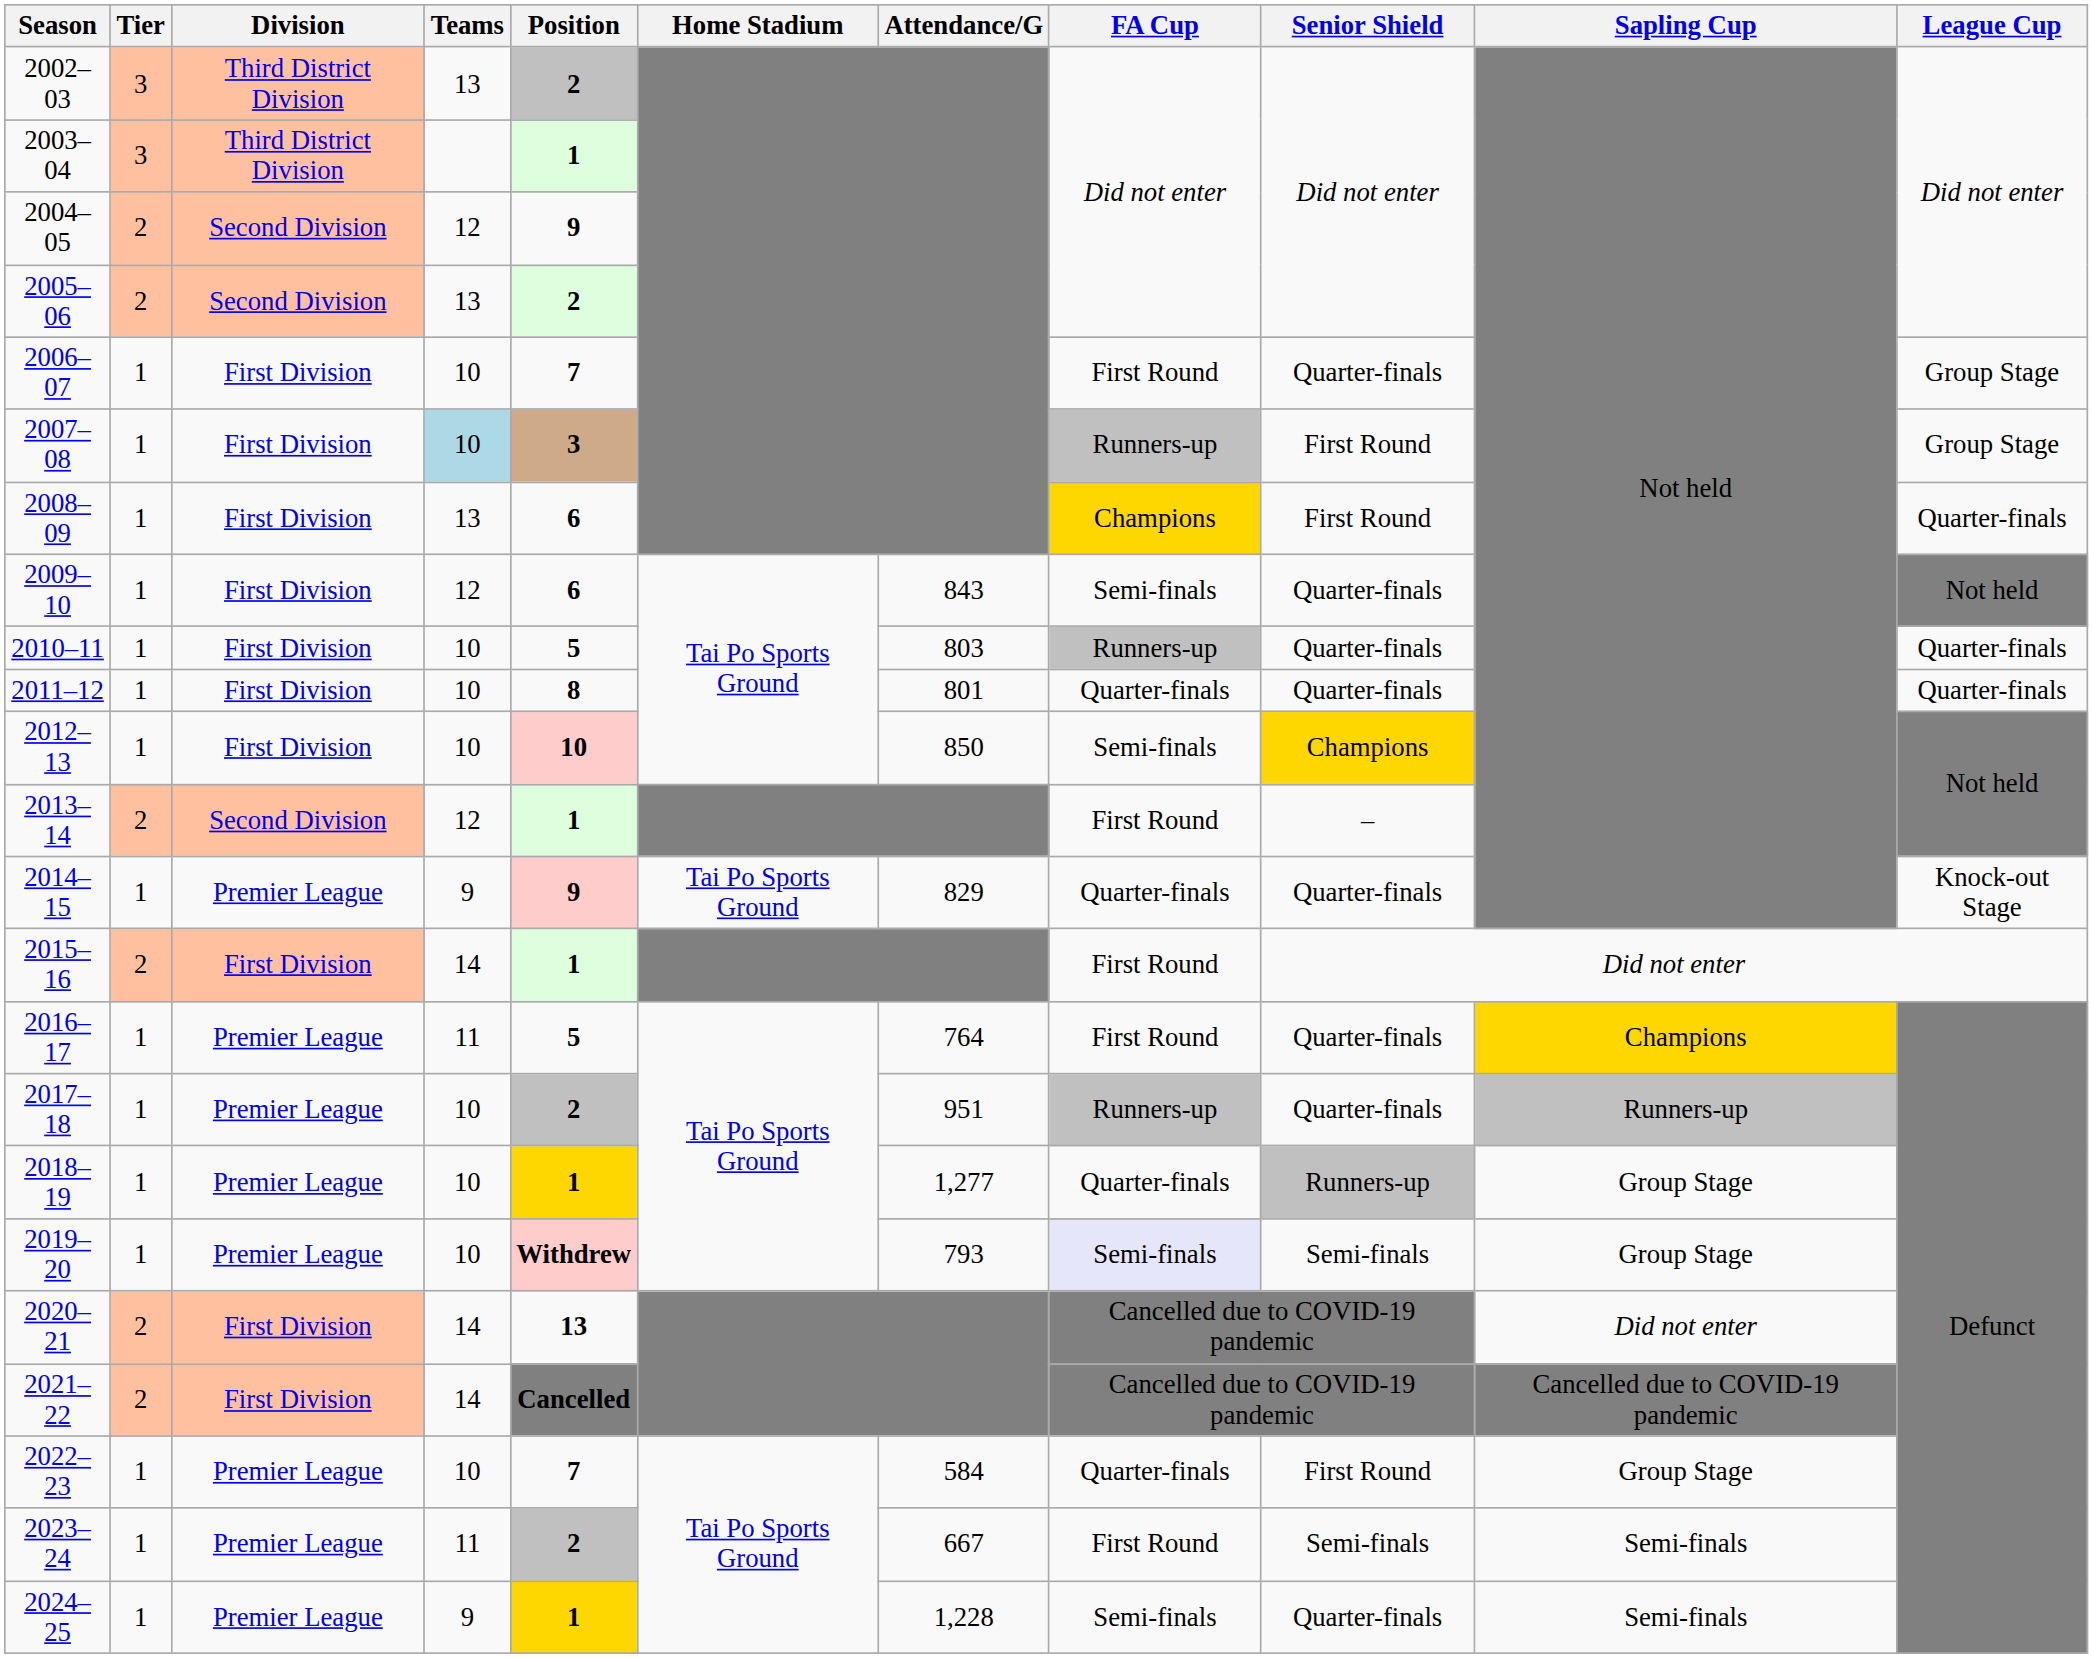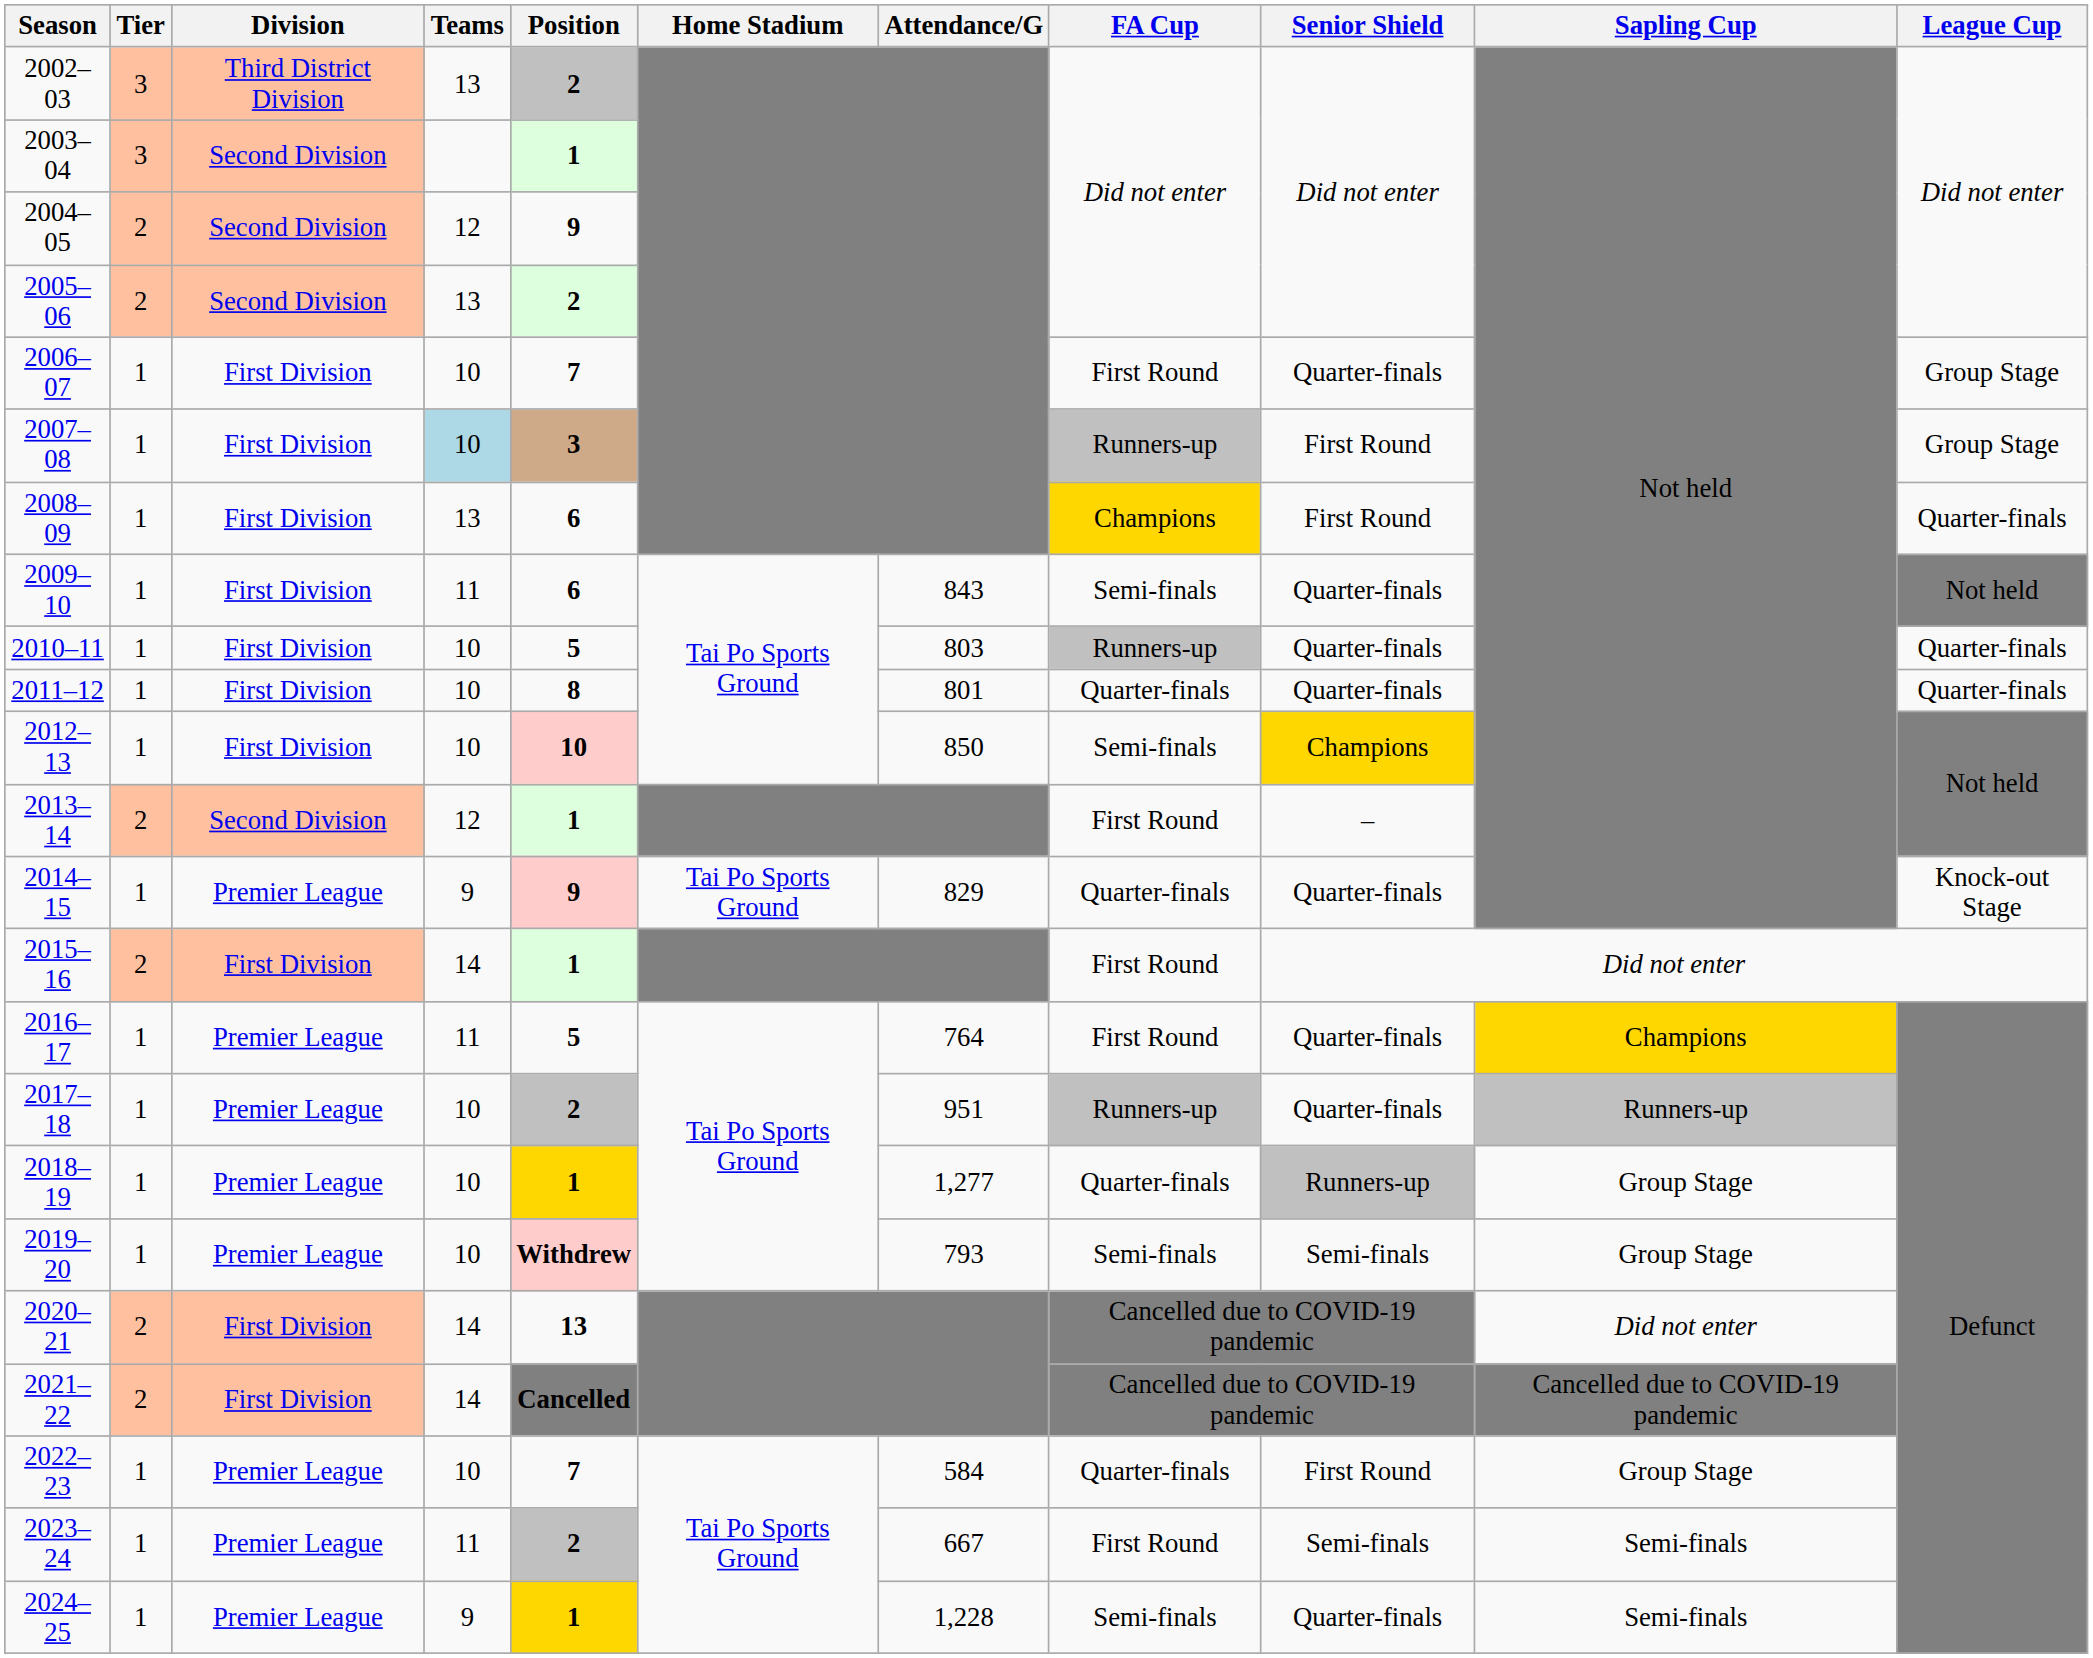(298, 155) Third District Division -> (298, 155) Second Division
(467, 590) 12 -> (467, 590) 11
(1155, 1254) lavender background -> (1155, 1254) no background
